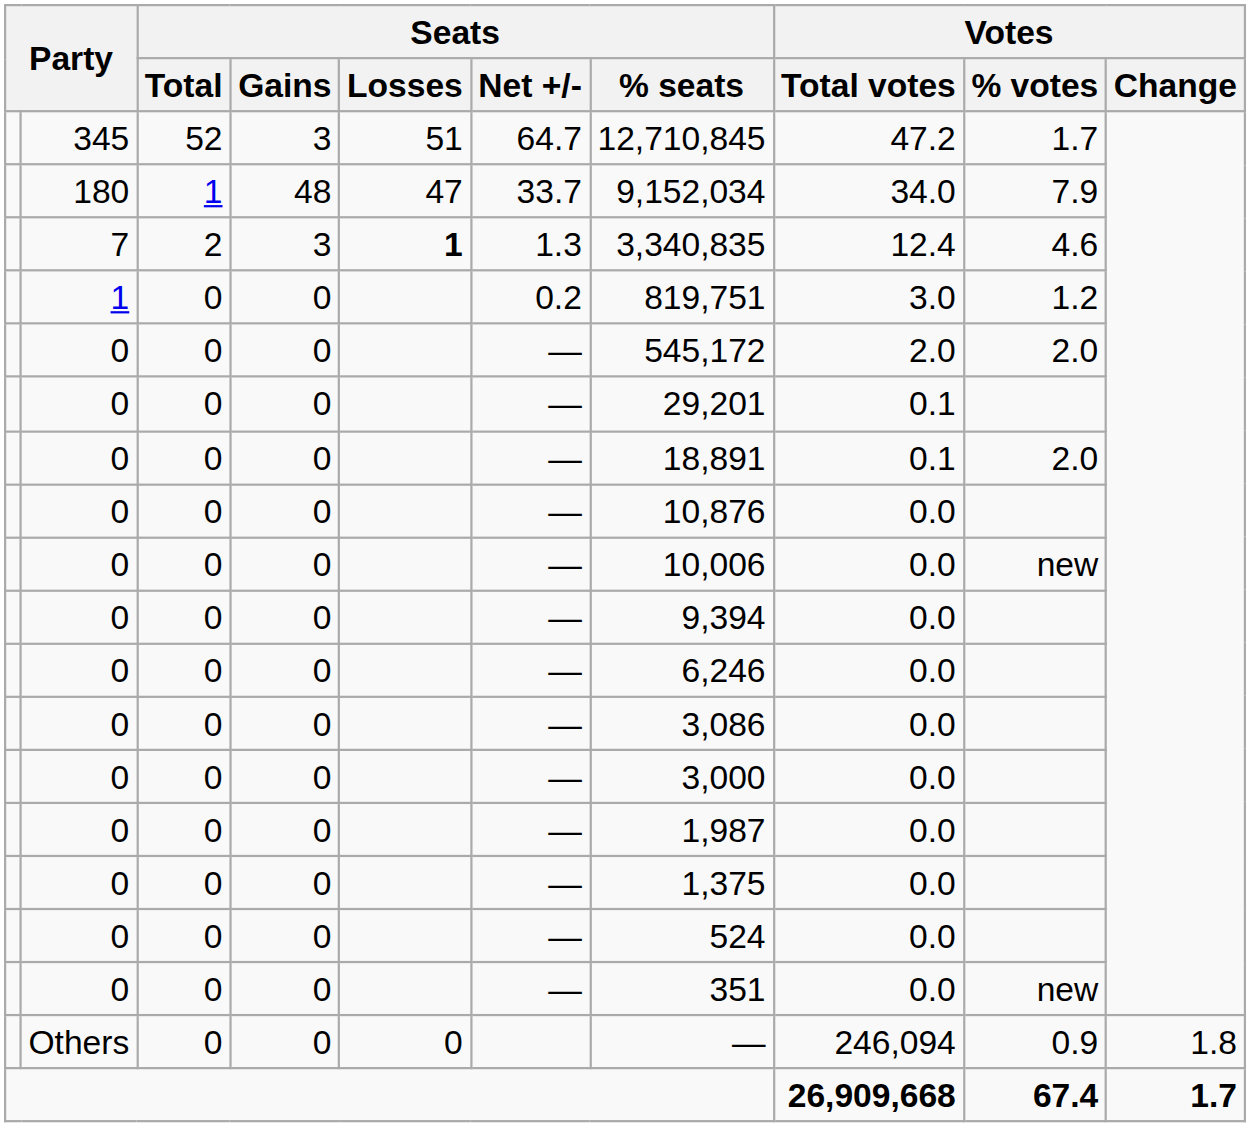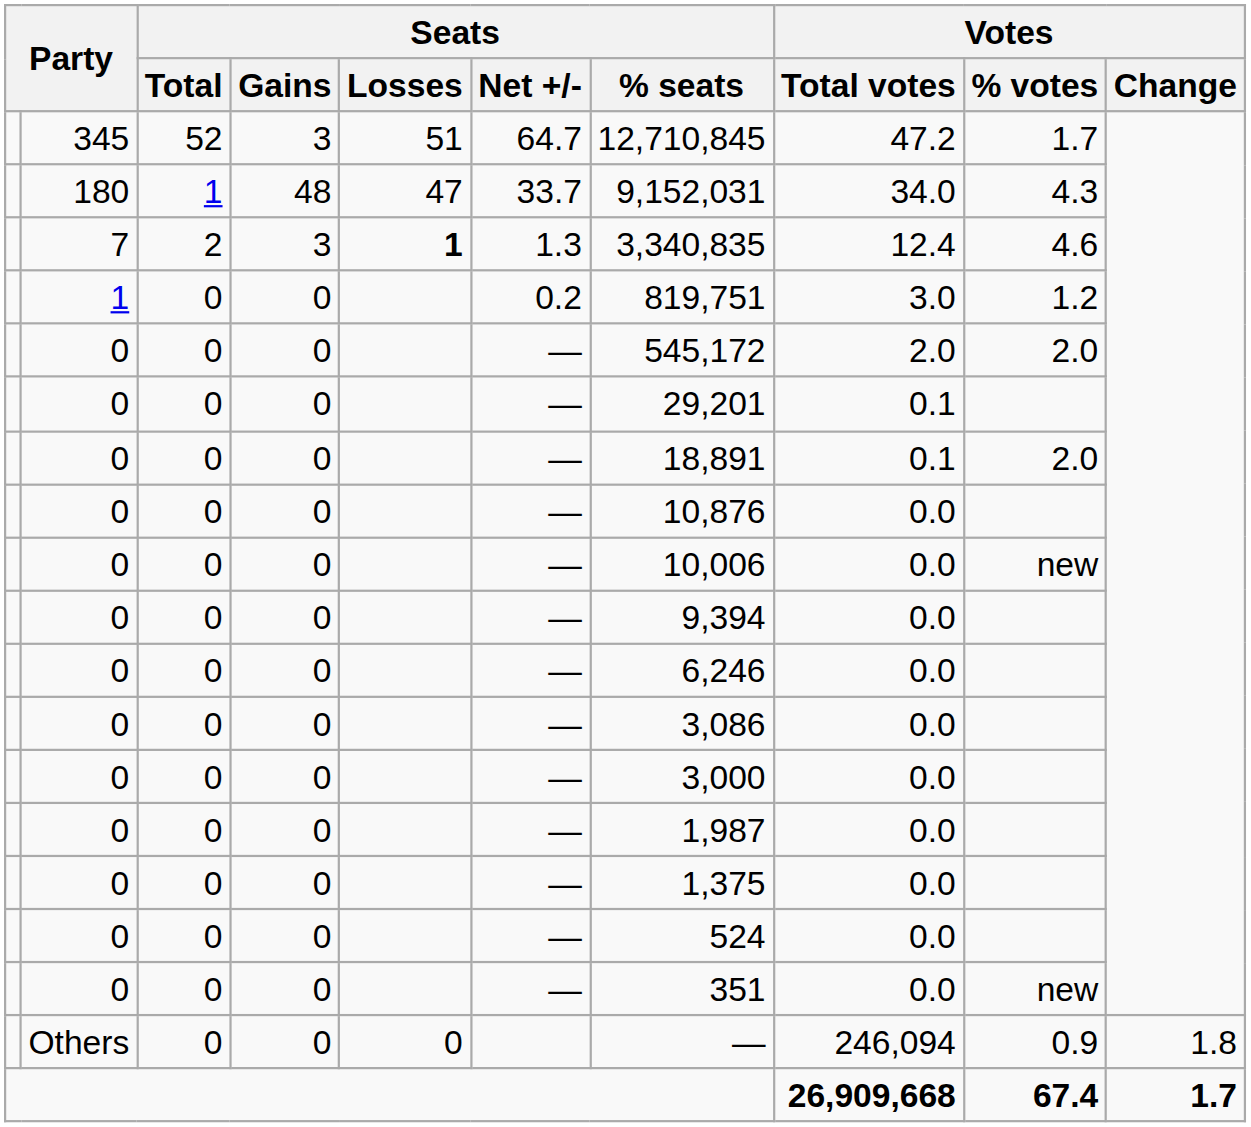(691, 191) 9,152,034 -> (691, 191) 9,152,031
(1075, 191) 7.9 -> (1075, 191) 4.3
